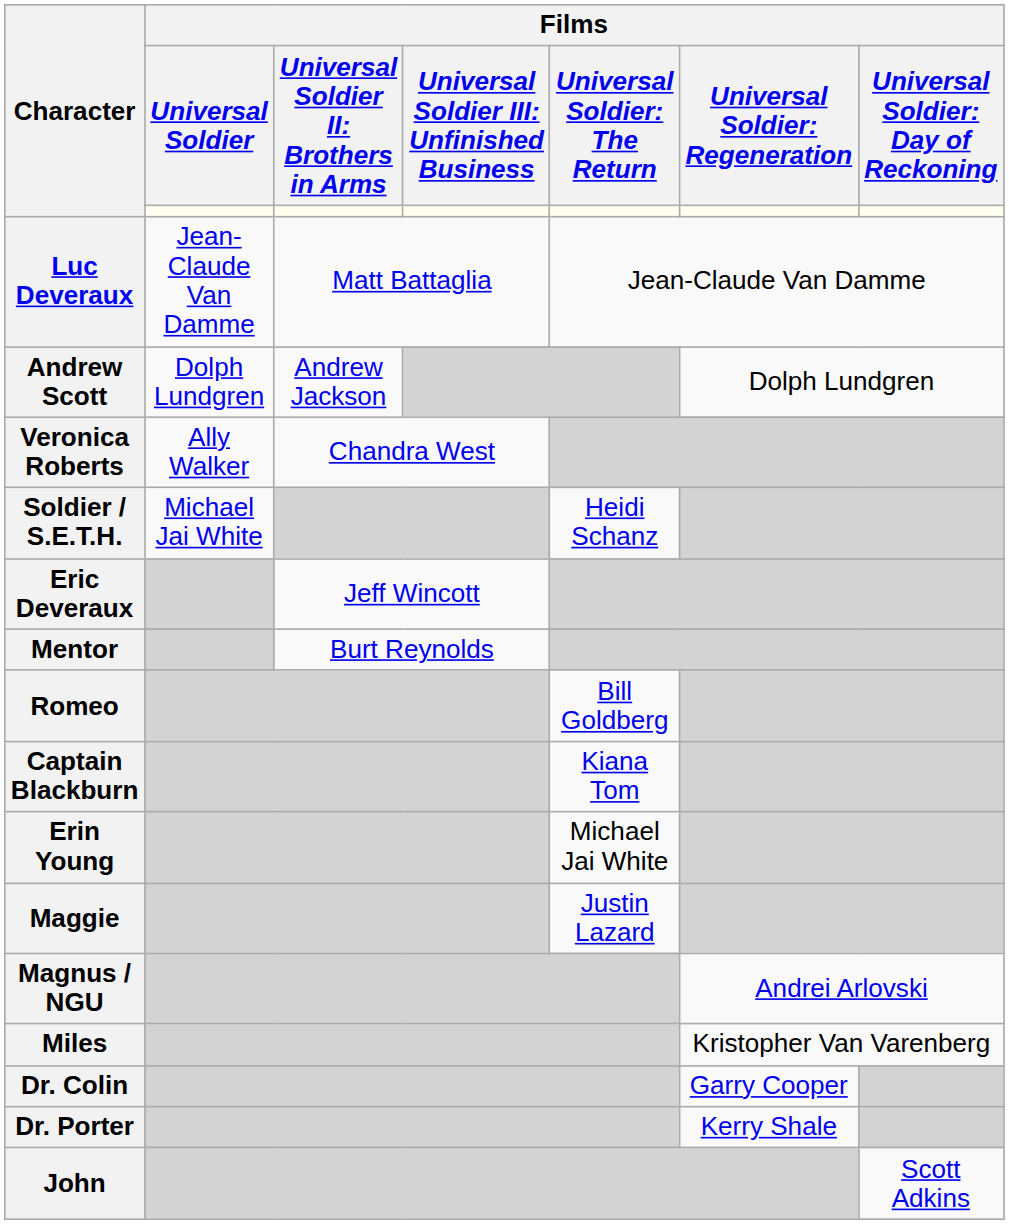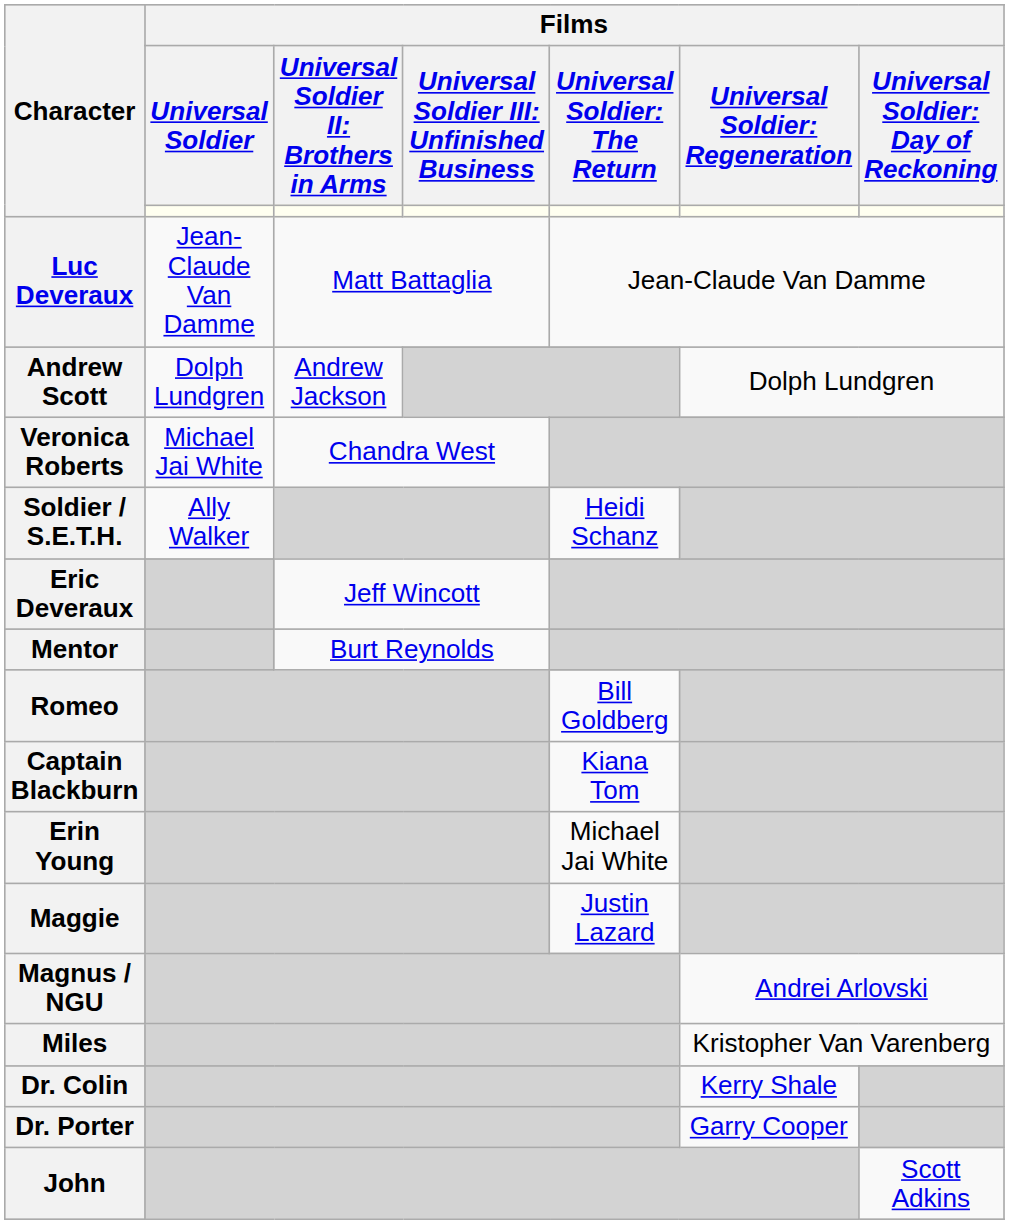(209, 452) Ally Walker -> (209, 452) Michael Jai White
(209, 522) Michael Jai White -> (209, 522) Ally Walker
(769, 1085) Garry Cooper -> (769, 1085) Kerry Shale
(769, 1127) Kerry Shale -> (769, 1127) Garry Cooper
